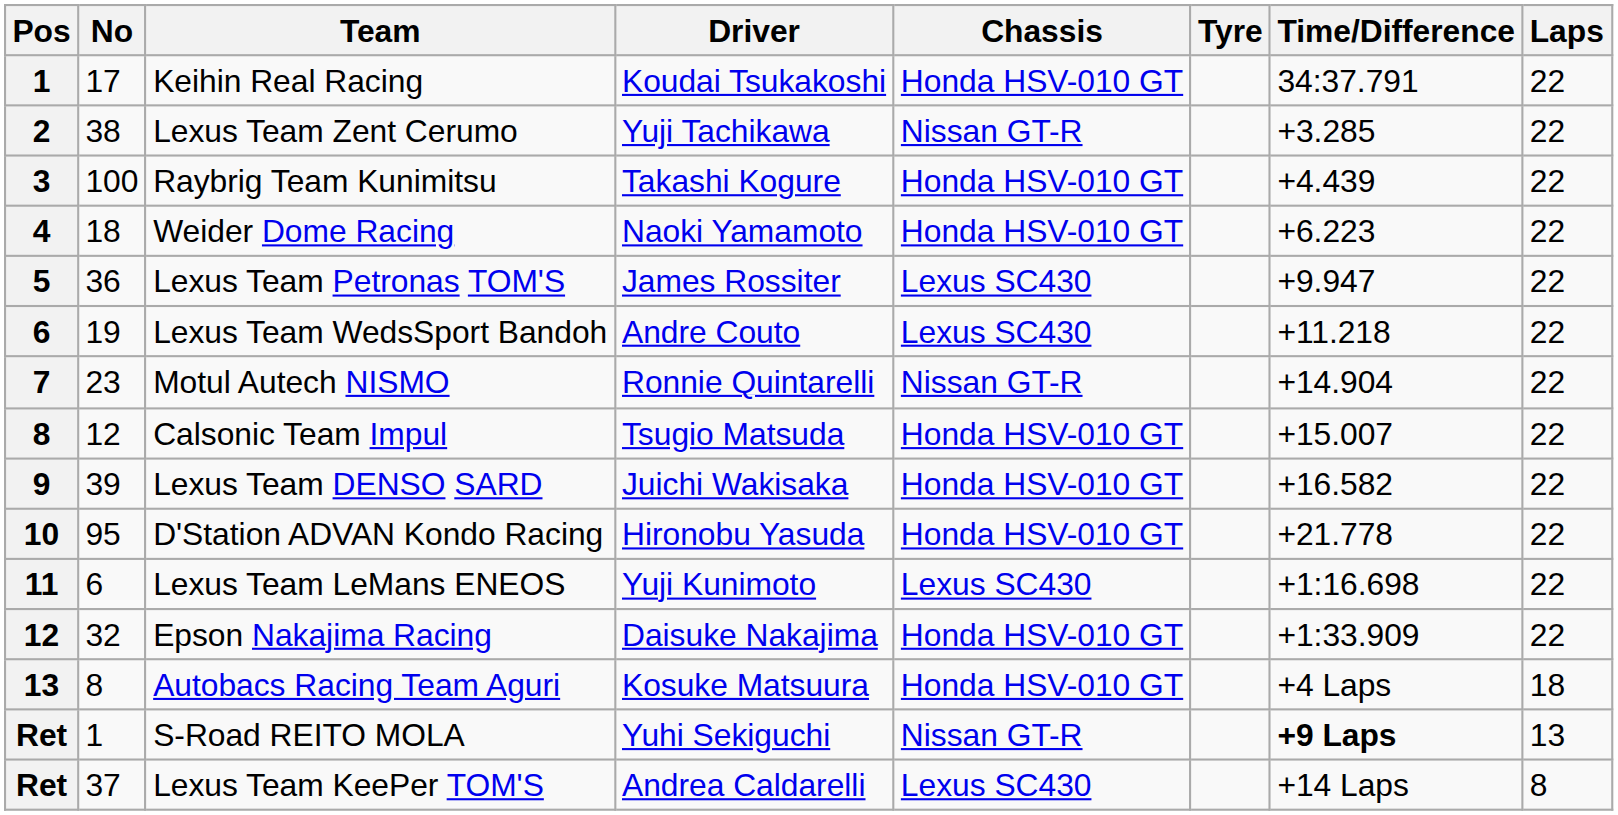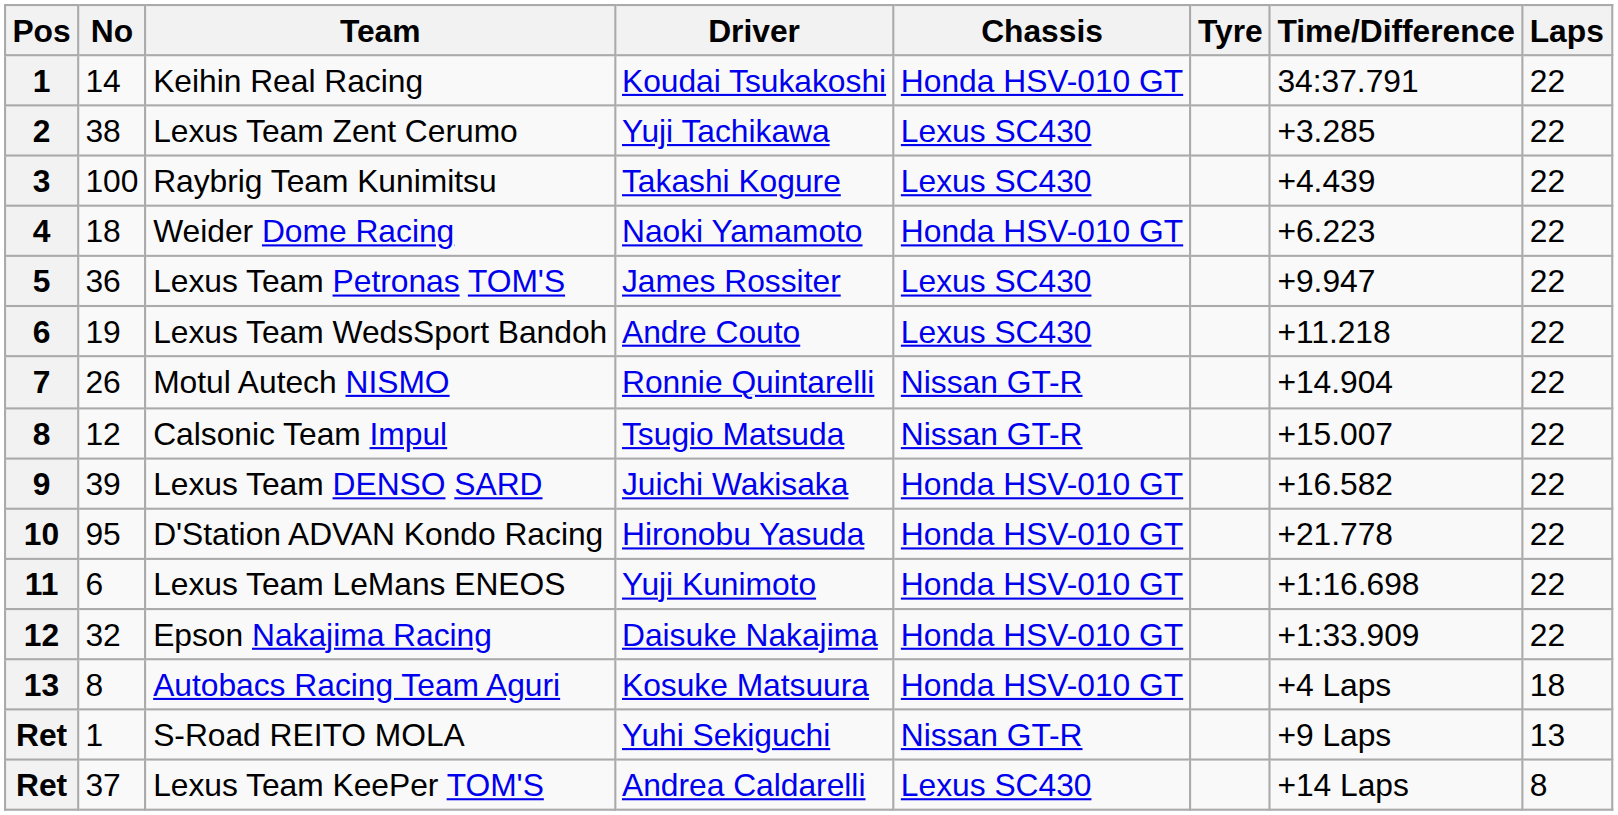(103, 81) 17 -> (103, 81) 14
(992, 131) Nissan GT-R -> (996, 131) Lexus SC430
(1042, 181) Honda HSV-010 GT -> (996, 181) Lexus SC430
(103, 382) 23 -> (103, 382) 26
(1042, 433) Honda HSV-010 GT -> (992, 433) Nissan GT-R
(996, 584) Lexus SC430 -> (1042, 584) Honda HSV-010 GT
(1337, 734) bold -> (1334, 734) normal
